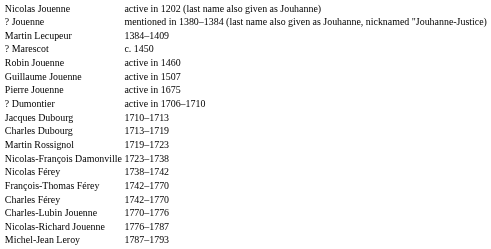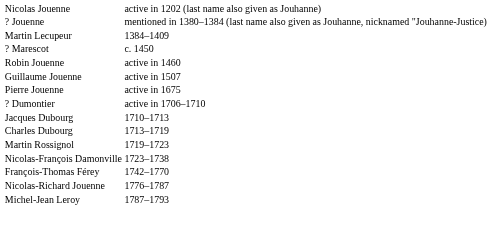- row: (33, 172)
- row: (33, 199)
- row: (51, 213)
